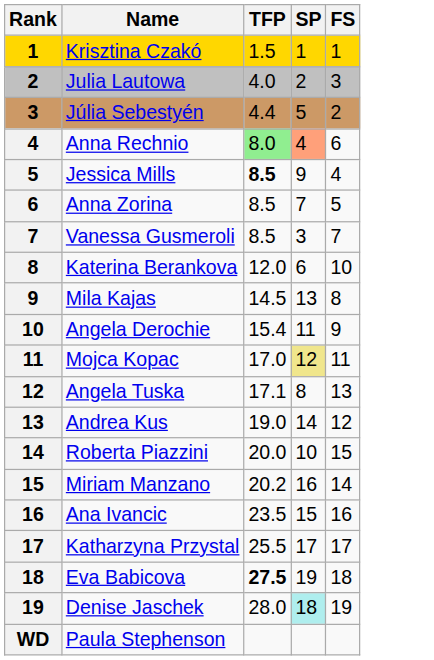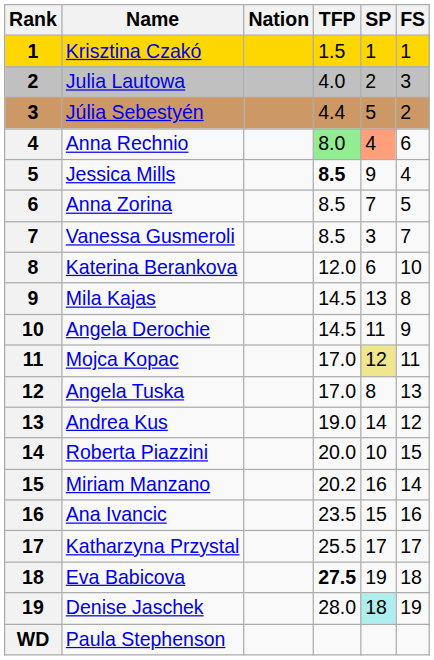+ column: (279, 19)
(267, 329) 15.4 -> (337, 329) 14.5
(267, 391) 17.1 -> (337, 391) 17.0
